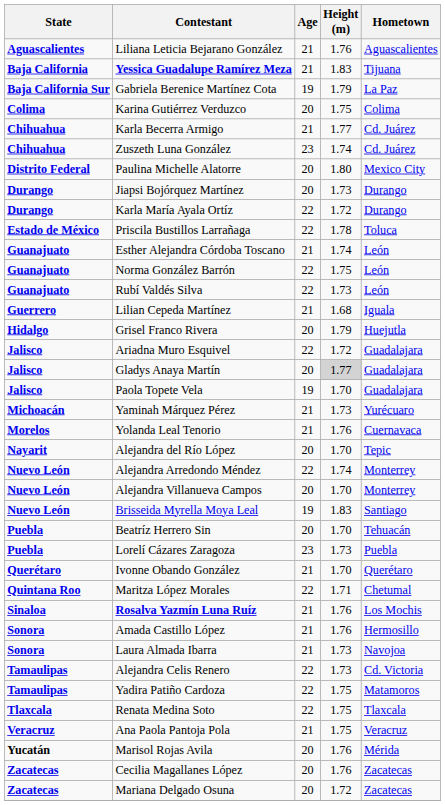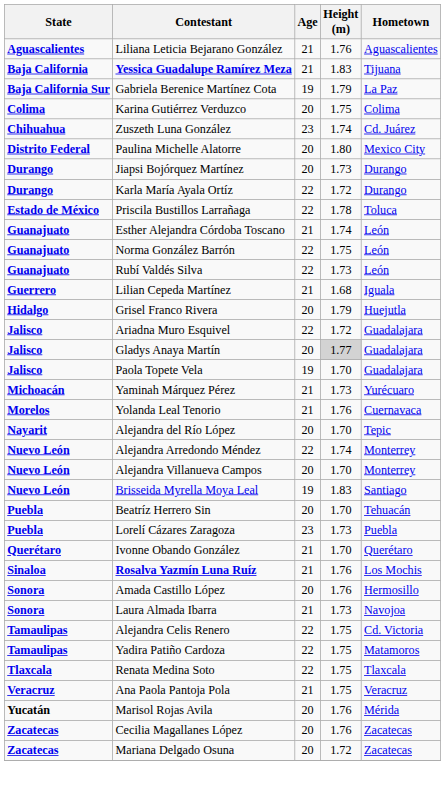- row: (169, 129)
- row: (172, 590)
(308, 630) 21 -> (308, 590) 20
(341, 670) 1.73 -> (341, 630) 1.75
